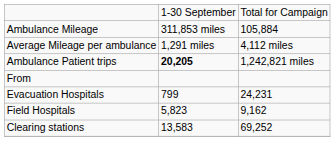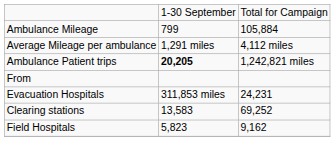(193, 29) 311,853 miles -> (170, 29) 799
(170, 95) 799 -> (193, 95) 311,853 miles
rows swapped: (41, 111) <-> (45, 128)
